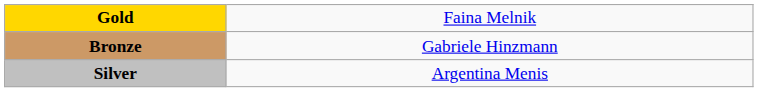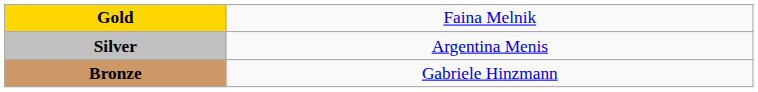rows swapped: (115, 73) <-> (115, 45)
